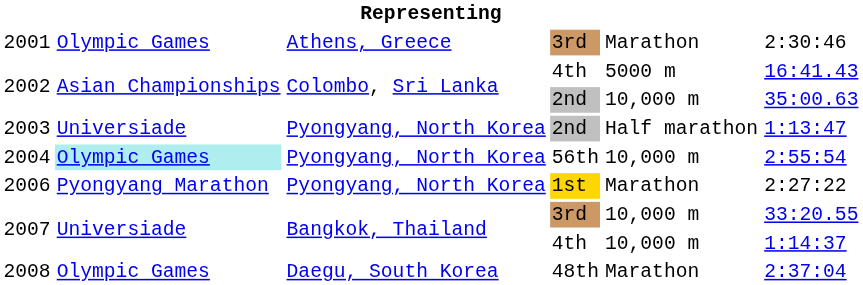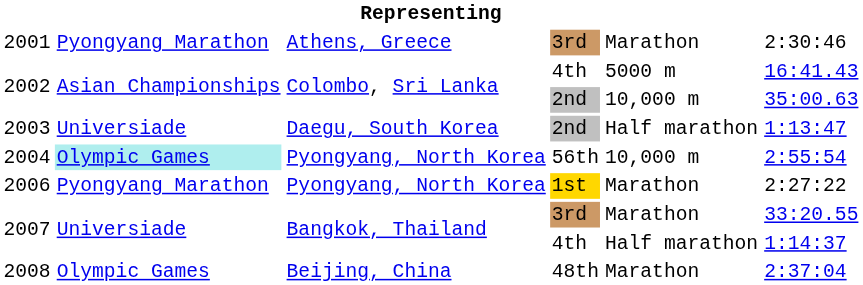(133, 43) Olympic Games -> (163, 43) Pyongyang Marathon
(416, 129) Pyongyang, North Korea -> (393, 129) Daegu, South Korea
(652, 215) 10,000 m -> (652, 215) Marathon
(652, 243) 10,000 m -> (682, 243) Half marathon
(393, 272) Daegu, South Korea -> (369, 272) Beijing, China
